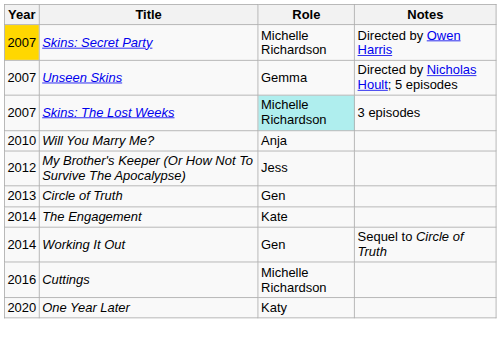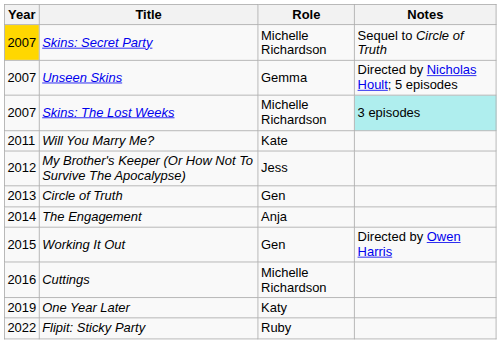(409, 42) Directed by Owen Harris -> (411, 42) Sequel to Circle of Truth
(294, 112) paleturquoise background -> (294, 112) no background
(389, 112) no background -> (389, 112) paleturquoise background
(22, 140) 2010 -> (21, 140) 2011
(274, 140) Anja -> (274, 140) Kate
(274, 216) Kate -> (274, 216) Anja
(22, 244) 2014 -> (22, 244) 2015
(411, 244) Sequel to Circle of Truth -> (409, 244) Directed by Owen Harris
(22, 307) 2020 -> (22, 307) 2019
+ row: (94, 328)
